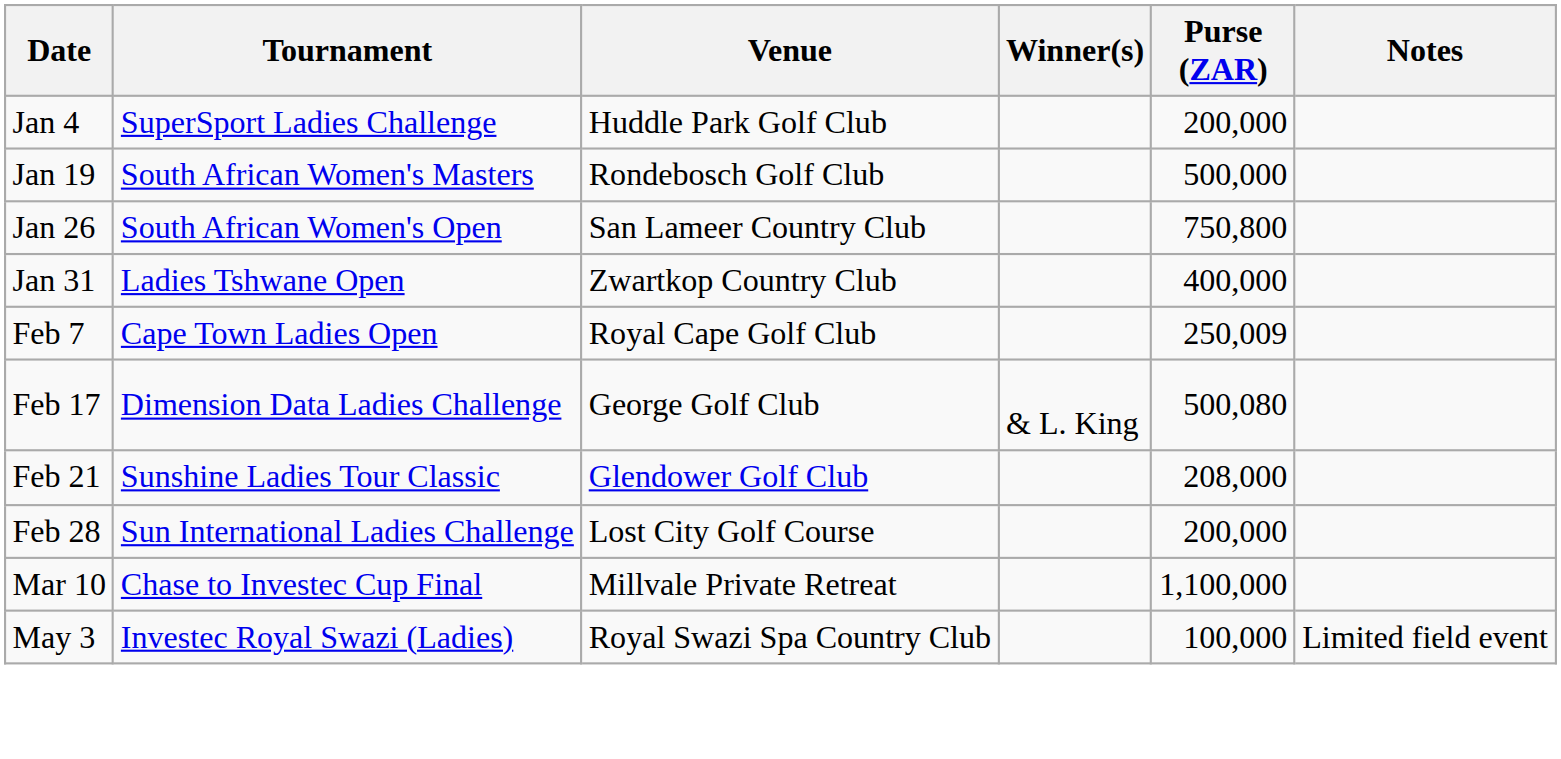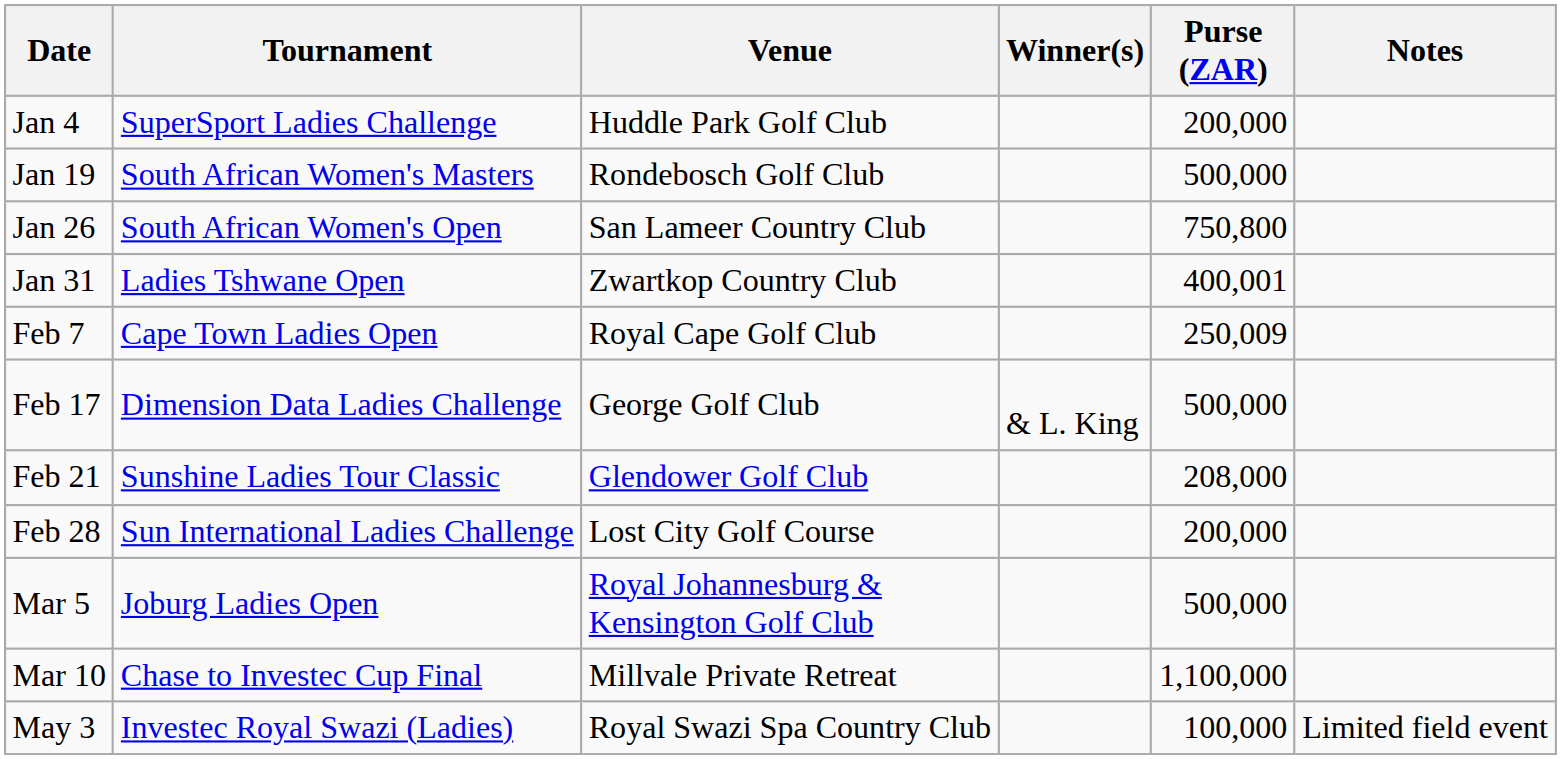(1235, 280) 400,000 -> (1235, 280) 400,001
(1235, 405) 500,080 -> (1235, 405) 500,000
+ row: (51, 602)
